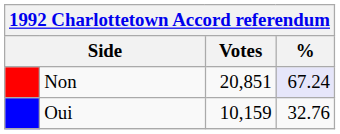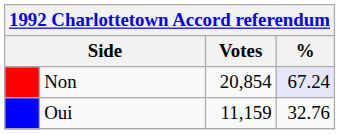(246, 82) 20,851 -> (246, 82) 20,854
(246, 113) 10,159 -> (246, 113) 11,159
